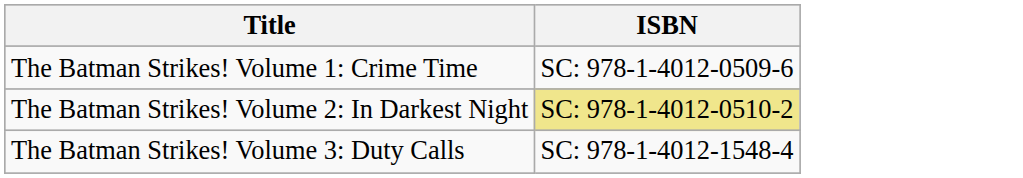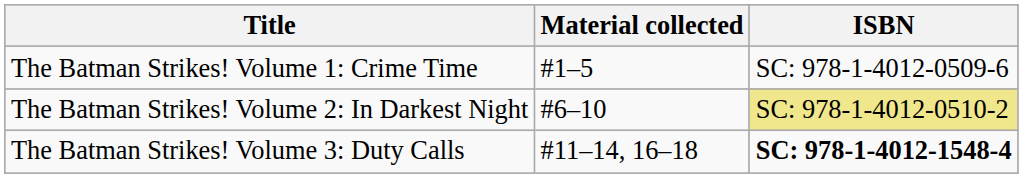+ column: (642, 25)
(667, 151) normal -> (884, 151) bold
